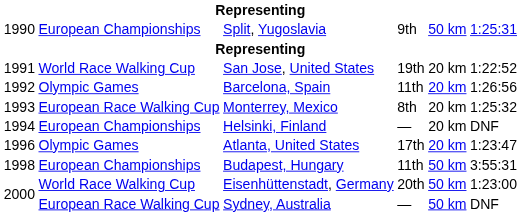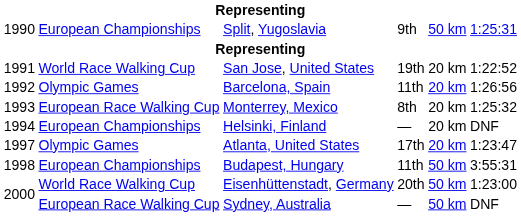(19, 146) 1996 -> (19, 146) 1997
